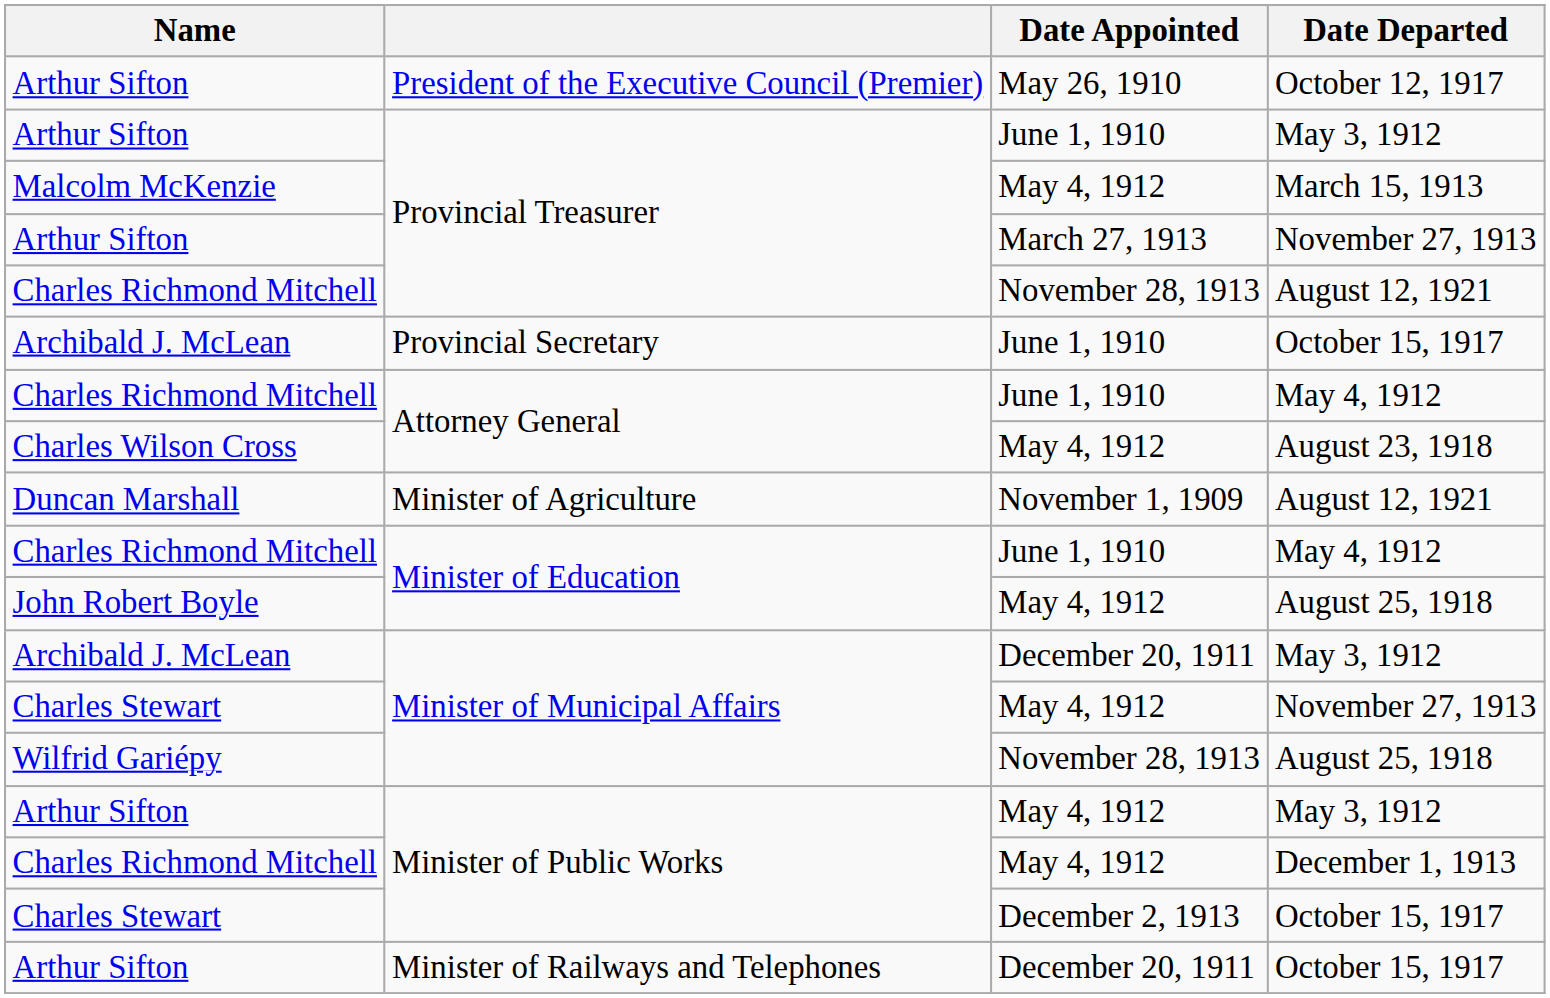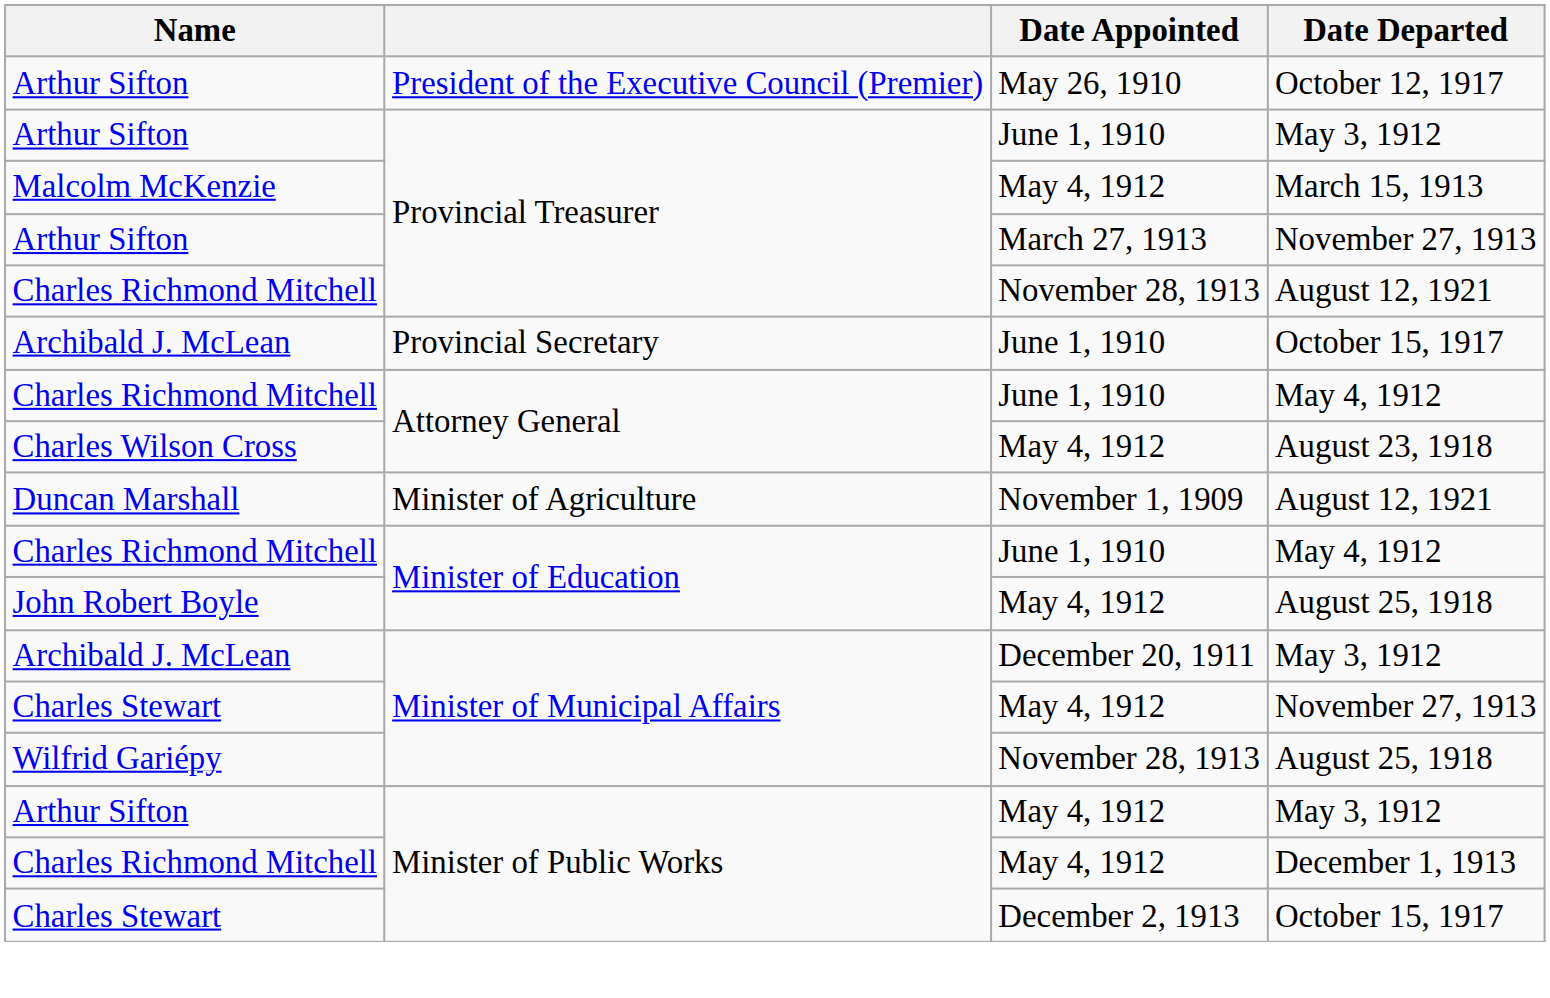- row: (637, 966)
